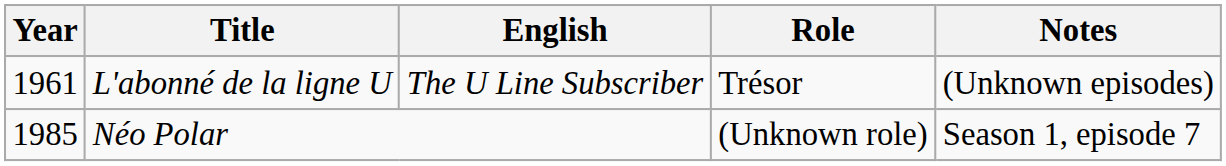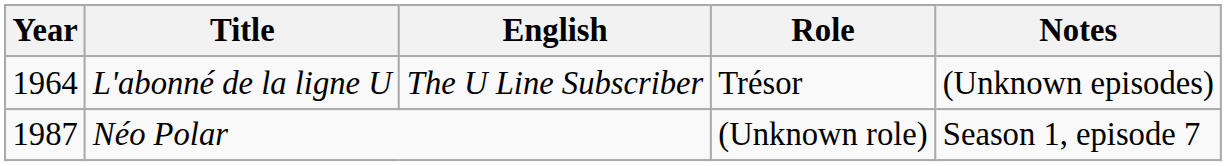(45, 82) 1961 -> (45, 82) 1964
(45, 133) 1985 -> (45, 133) 1987
